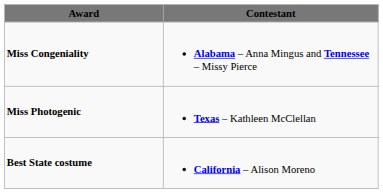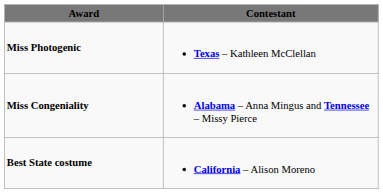rows swapped: (48, 54) <-> (44, 111)
